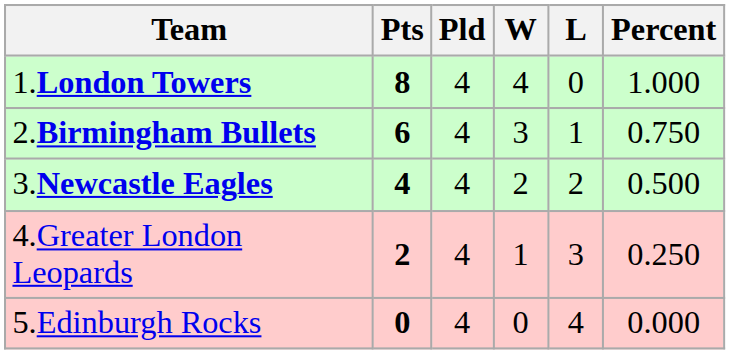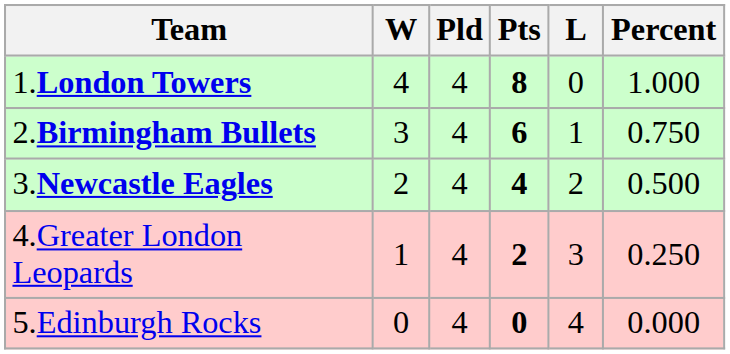columns swapped: (402, 30) <-> (521, 30)
